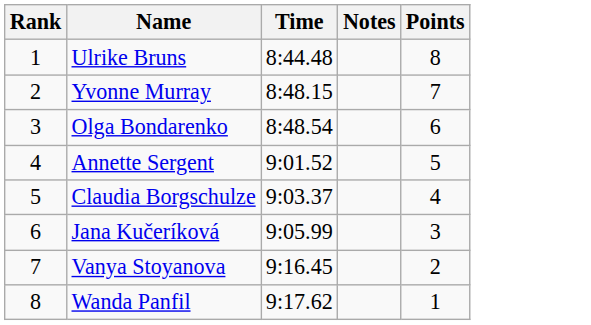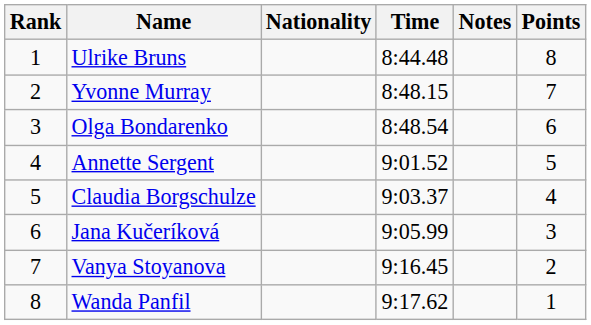+ column: (319, 22)
